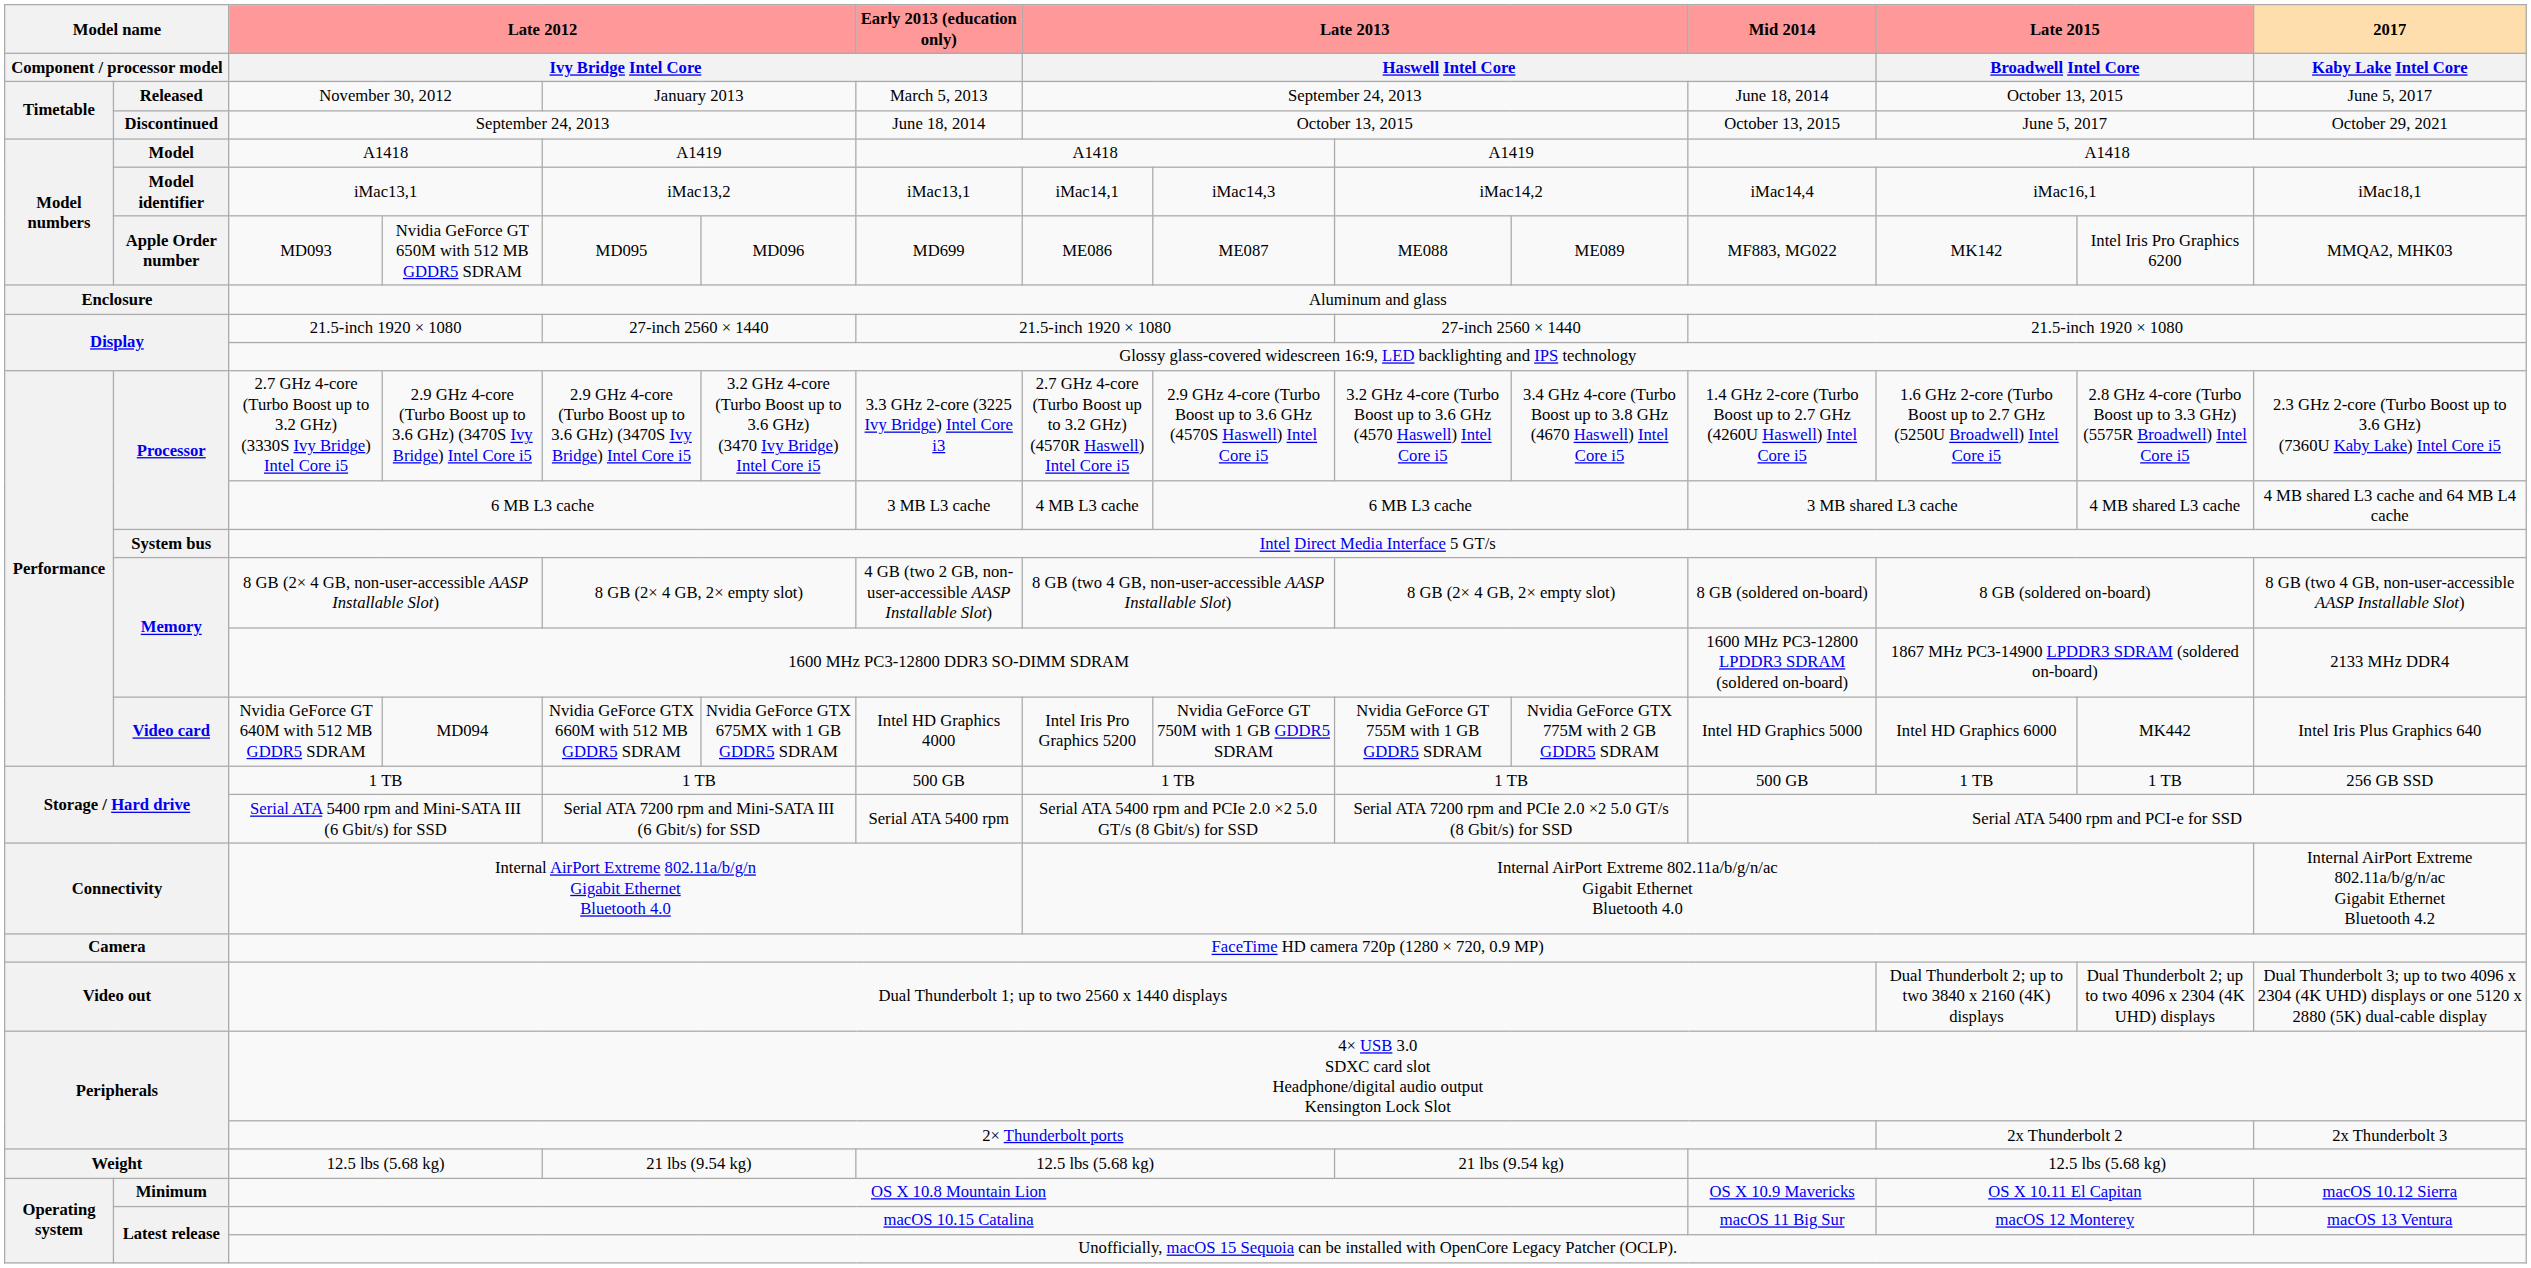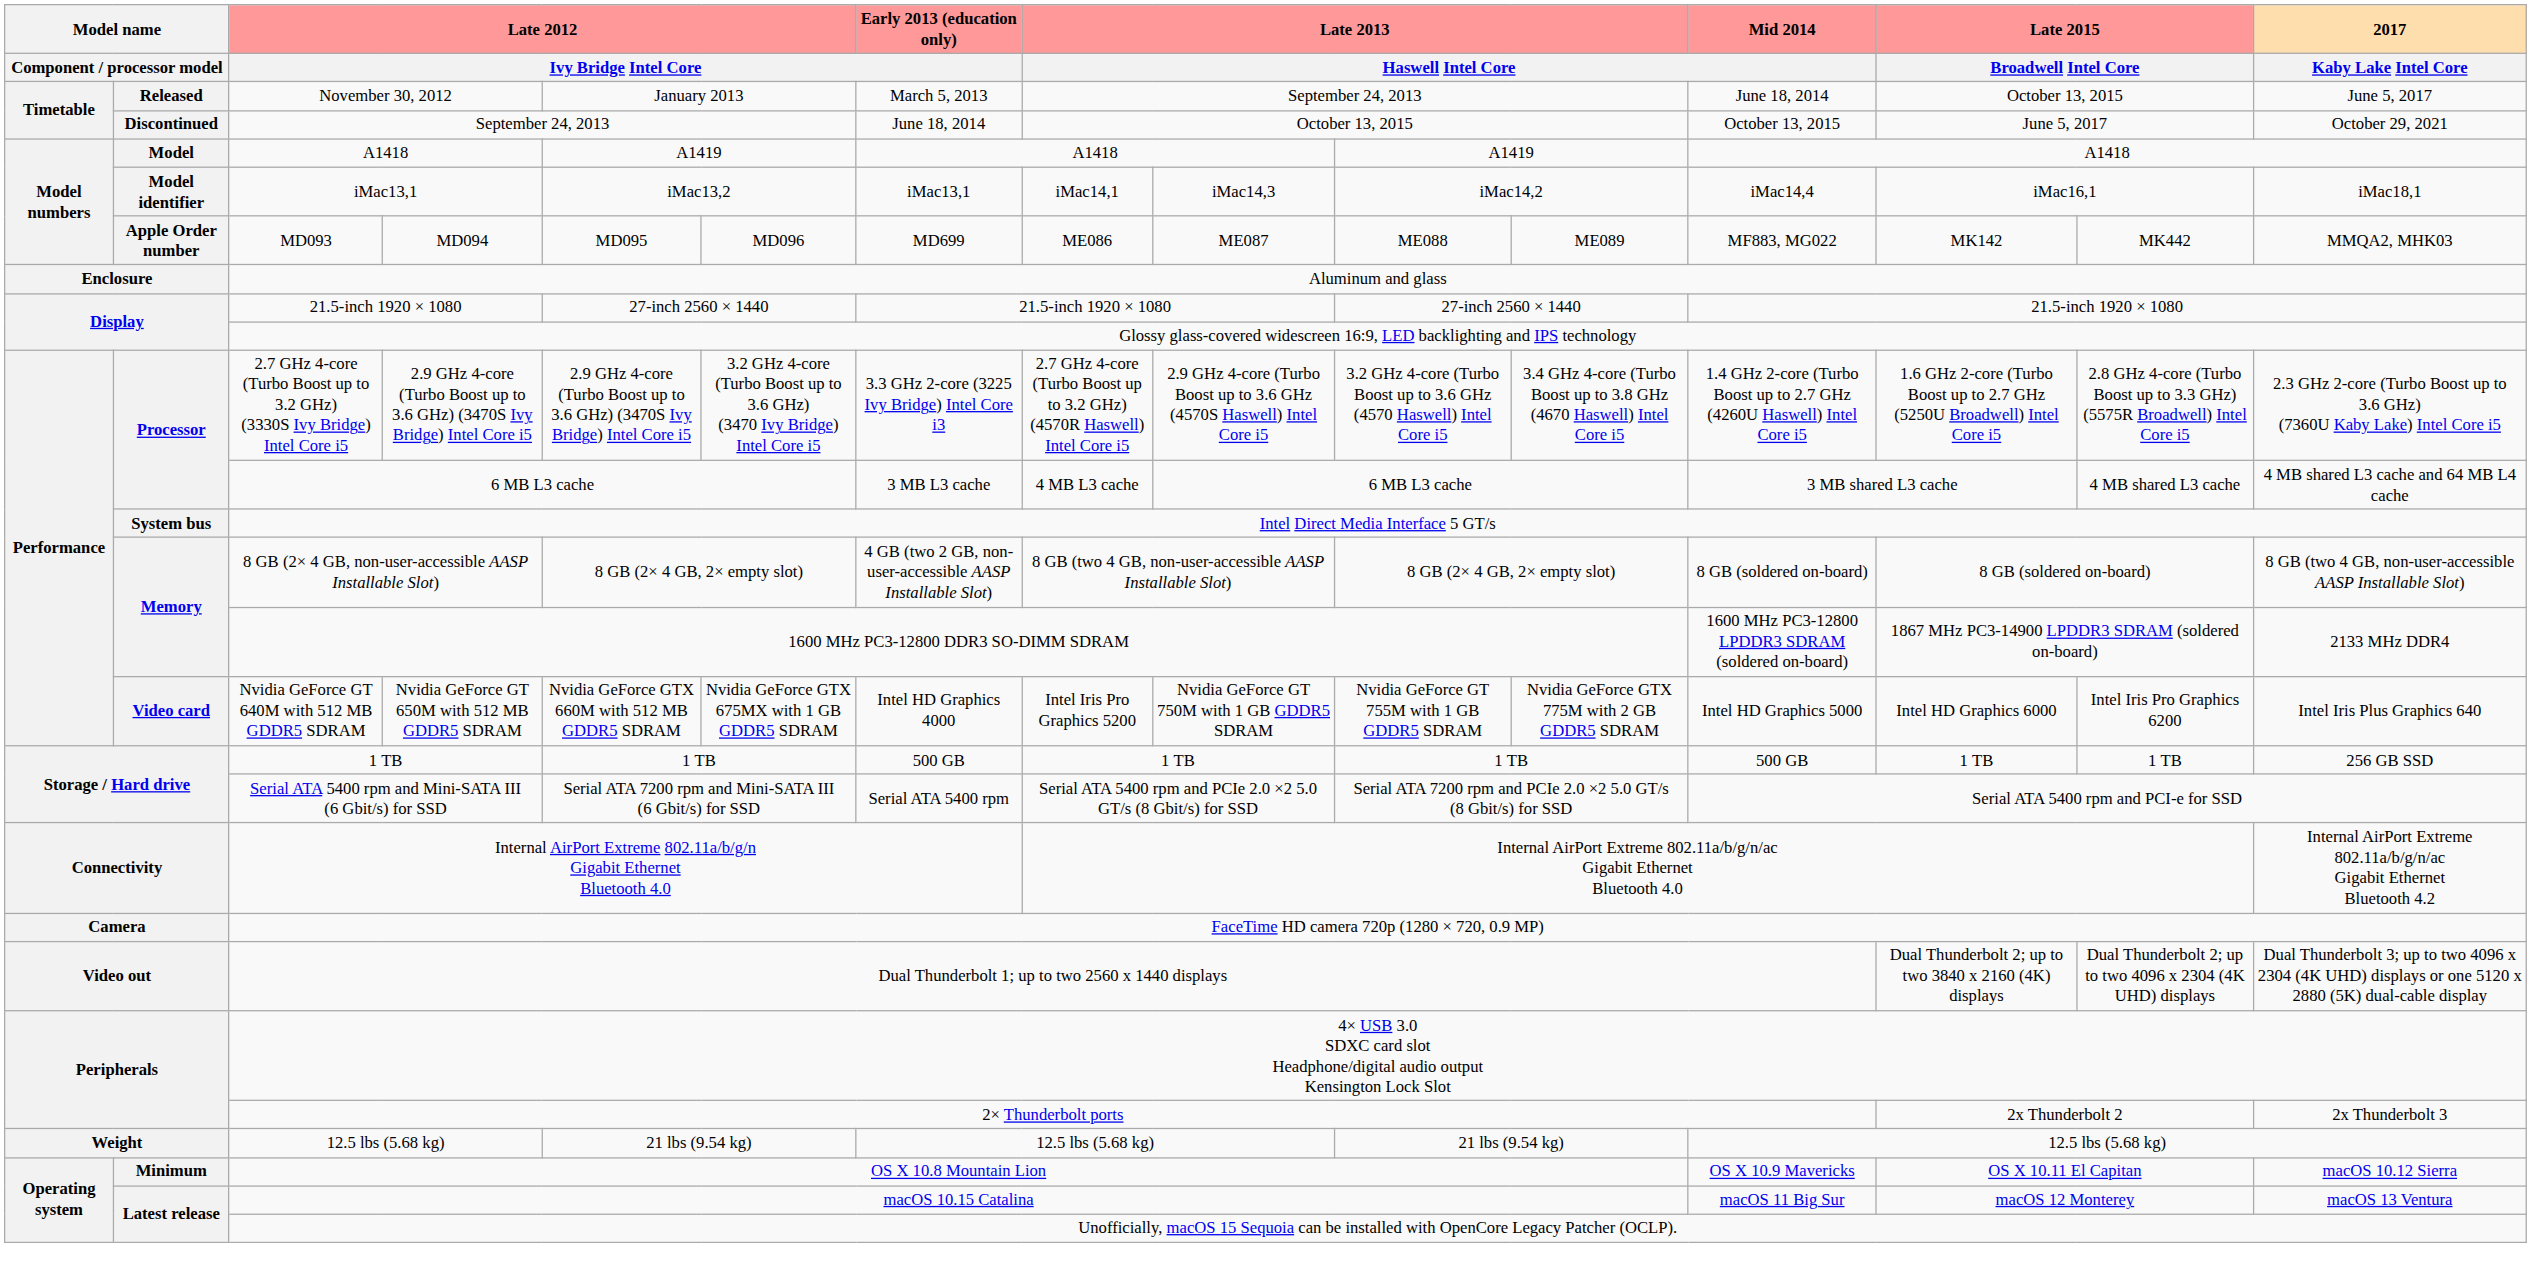(462, 250) Nvidia GeForce GT 650M with 512 MB GDDR5 SDRAM -> (462, 240) MD094
(2165, 250) Intel Iris Pro Graphics 6200 -> (2165, 240) MK442
(462, 731) MD094 -> (462, 710) Nvidia GeForce GT 650M with 512 MB GDDR5 SDRAM
(2165, 731) MK442 -> (2165, 710) Intel Iris Pro Graphics 6200
